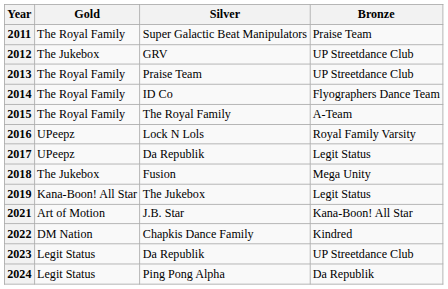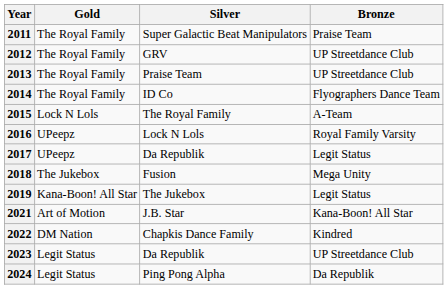(68, 54) The Jukebox -> (81, 54) The Royal Family
(81, 114) The Royal Family -> (68, 114) Lock N Lols
